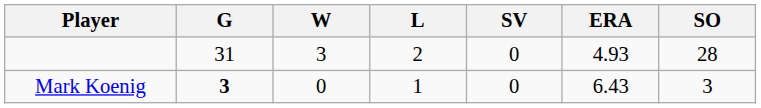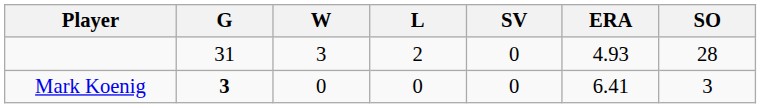(418, 86) 1 -> (418, 86) 0
(611, 86) 6.43 -> (611, 86) 6.41
